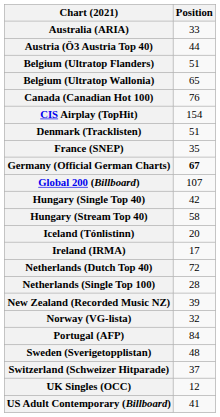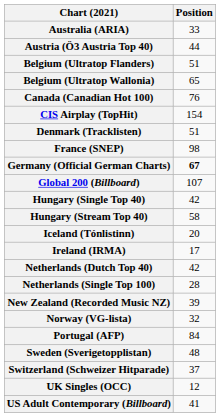(194, 149) 35 -> (194, 149) 98
(194, 268) 72 -> (194, 268) 42
